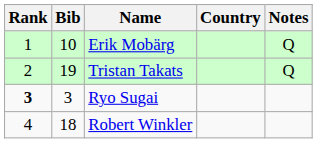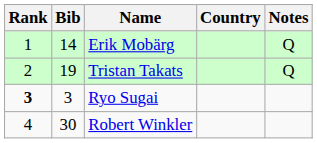(68, 44) 10 -> (68, 44) 14
(68, 124) 18 -> (68, 124) 30
